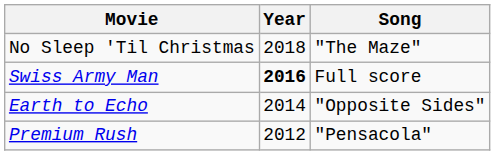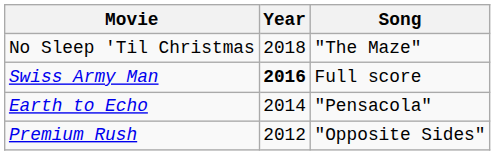(400, 106) "Opposite Sides" -> (373, 106) "Pensacola"
(373, 135) "Pensacola" -> (400, 135) "Opposite Sides"
